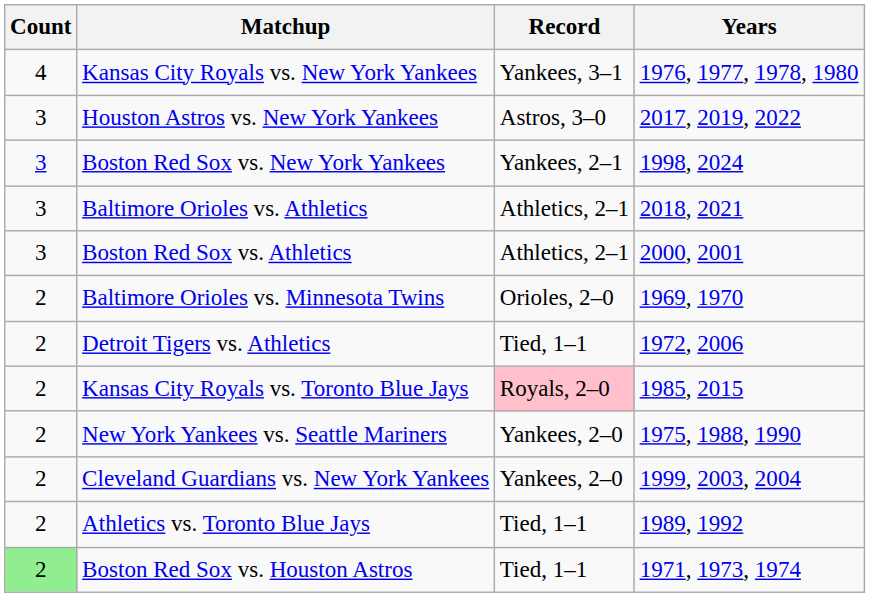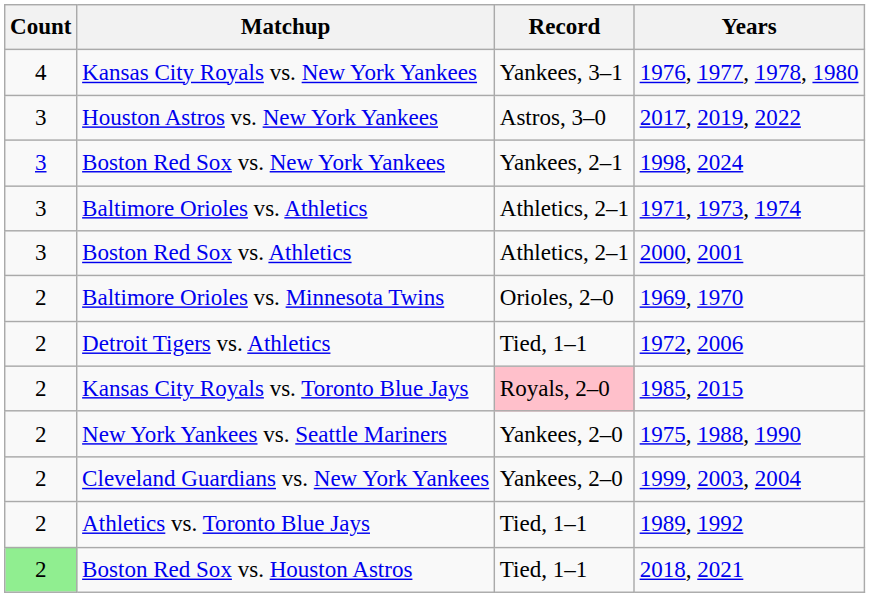(691, 207) 2018, 2021 -> (720, 207) 1971, 1973, 1974
(720, 569) 1971, 1973, 1974 -> (691, 569) 2018, 2021
